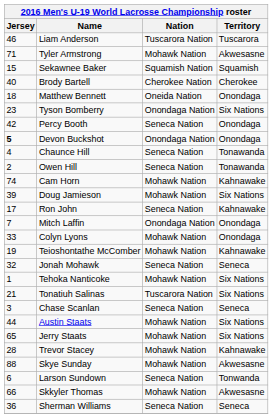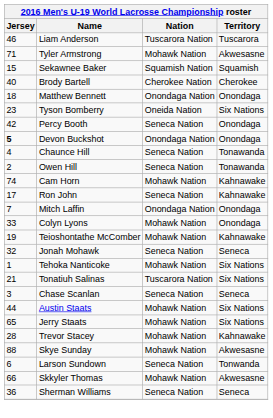(173, 96) Oneida Nation -> (180, 96) Onondaga Nation
(180, 110) Onondaga Nation -> (173, 110) Oneida Nation
- row: (70, 195)
